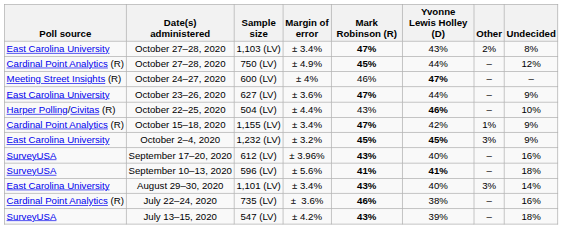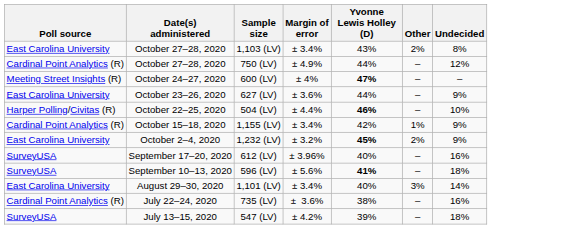- column: (367, 28)
(489, 140) 3% -> (418, 140) 2%
